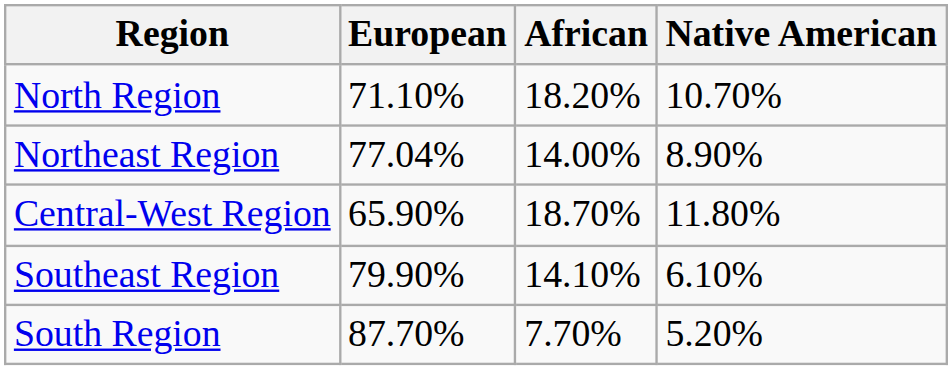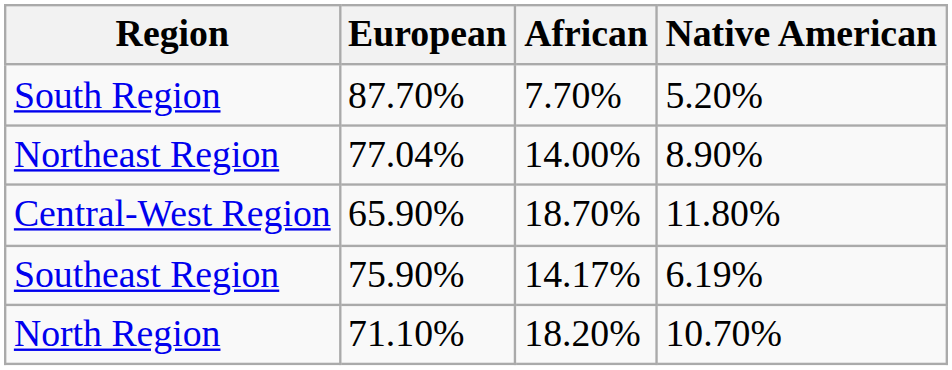rows swapped: (117, 94) <-> (117, 333)
(406, 273) 79.90% -> (406, 273) 75.90%
(582, 273) 14.10% -> (582, 273) 14.17%
(714, 273) 6.10% -> (714, 273) 6.19%
